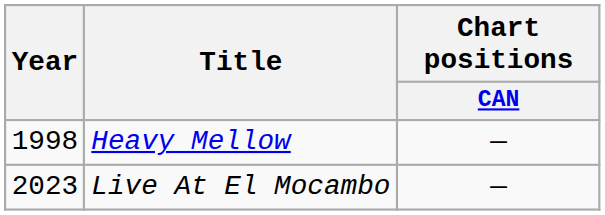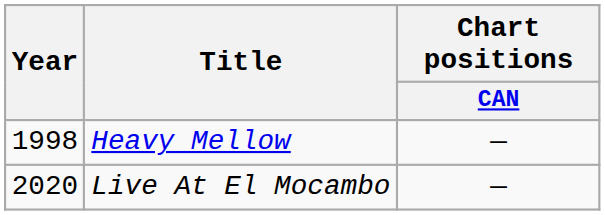(45, 187) 2023 -> (45, 187) 2020
